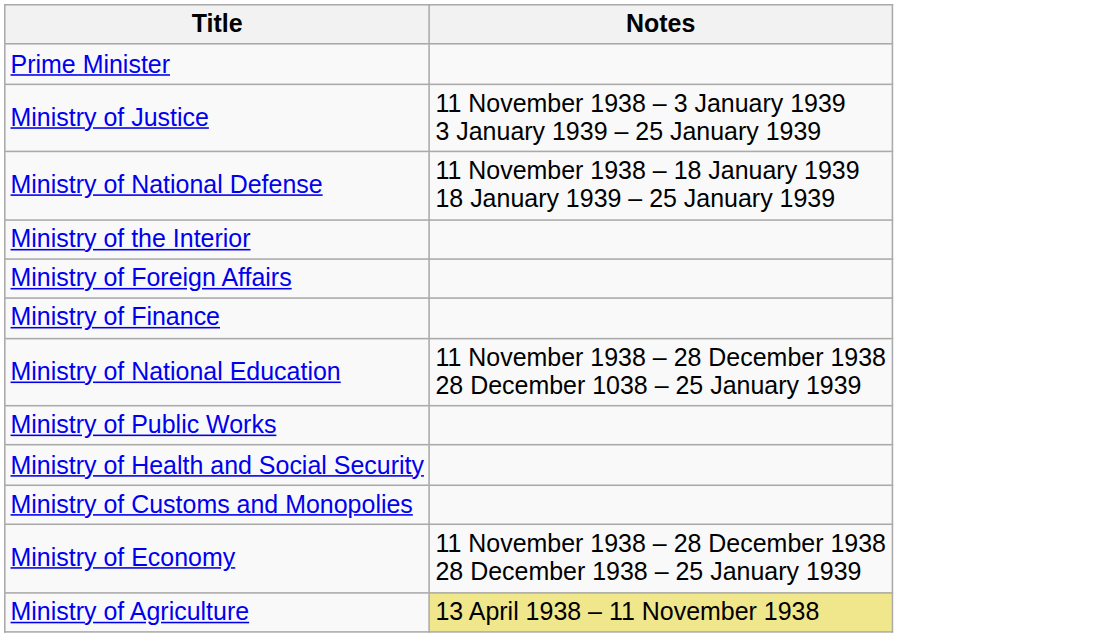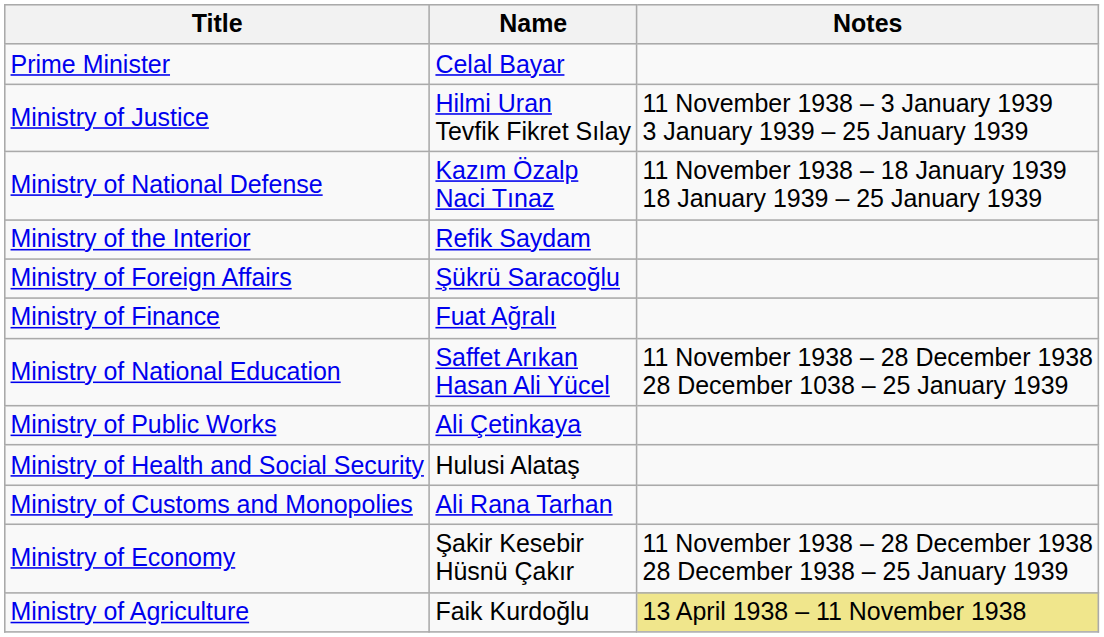+ column: (533, 24)
